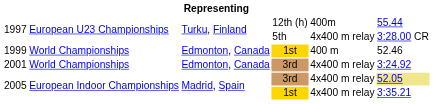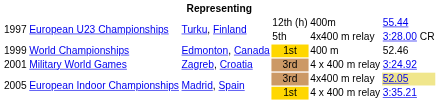(79, 65) World Championships -> (78, 65) Military World Games
(226, 65) Edmonton, Canada -> (217, 65) Zagreb, Croatia
(342, 65) 4x400 m relay -> (345, 65) 4 x 400 m relay
(342, 93) 4x400 m relay -> (345, 93) 4 x 400 m relay
